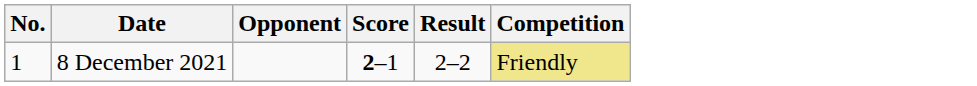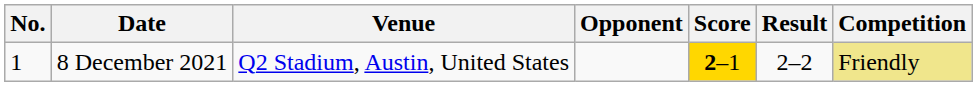+ column: (404, 23)
(381, 61) no background -> (722, 61) gold background
